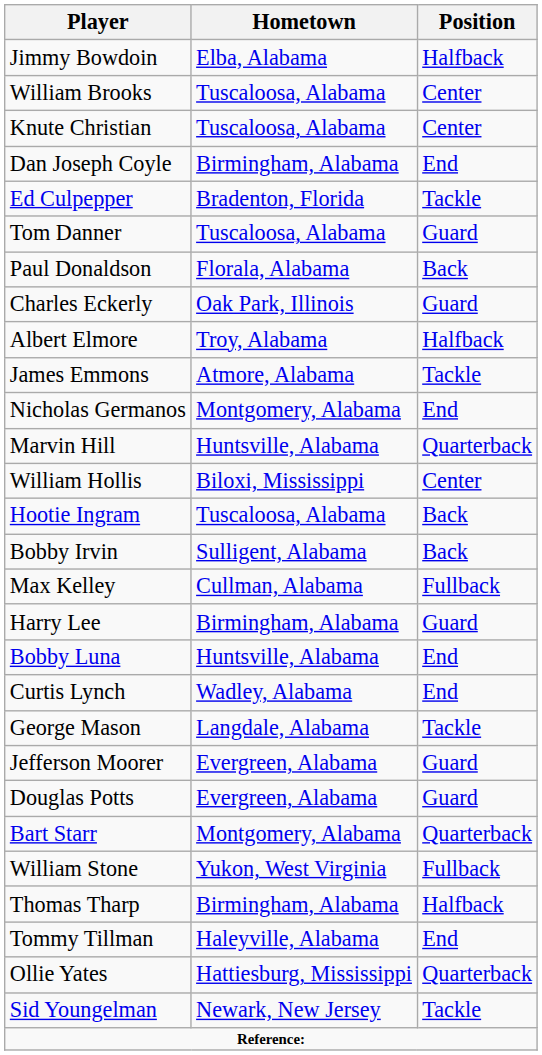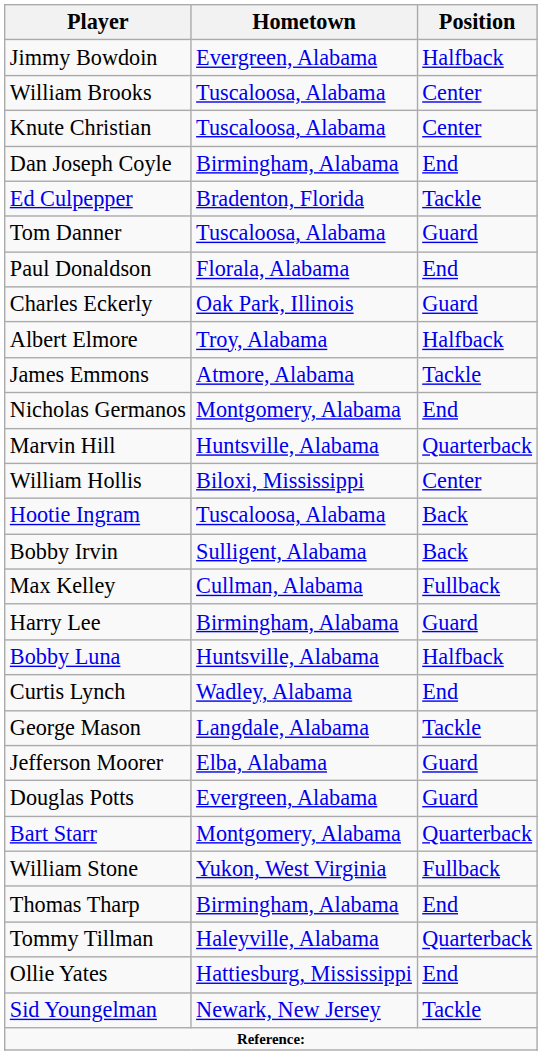(262, 57) Elba, Alabama -> (287, 57) Evergreen, Alabama
(445, 269) Back -> (440, 269) End
(440, 657) End -> (463, 657) Halfback
(287, 762) Evergreen, Alabama -> (262, 762) Elba, Alabama
(463, 903) Halfback -> (440, 903) End
(440, 939) End -> (477, 939) Quarterback
(477, 974) Quarterback -> (440, 974) End
